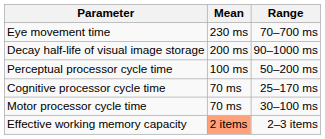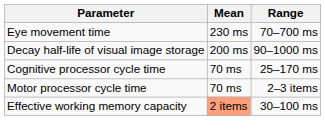- row: (90, 69)
(289, 106) 30–100 ms -> (292, 87) 2–3 items
(292, 124) 2–3 items -> (289, 106) 30–100 ms
